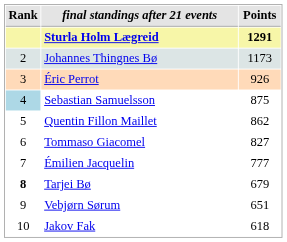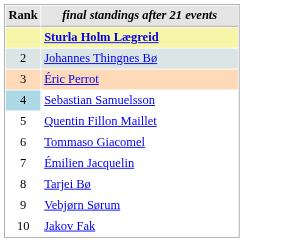- column: (260, 15)
(23, 184) bold -> (23, 184) normal
